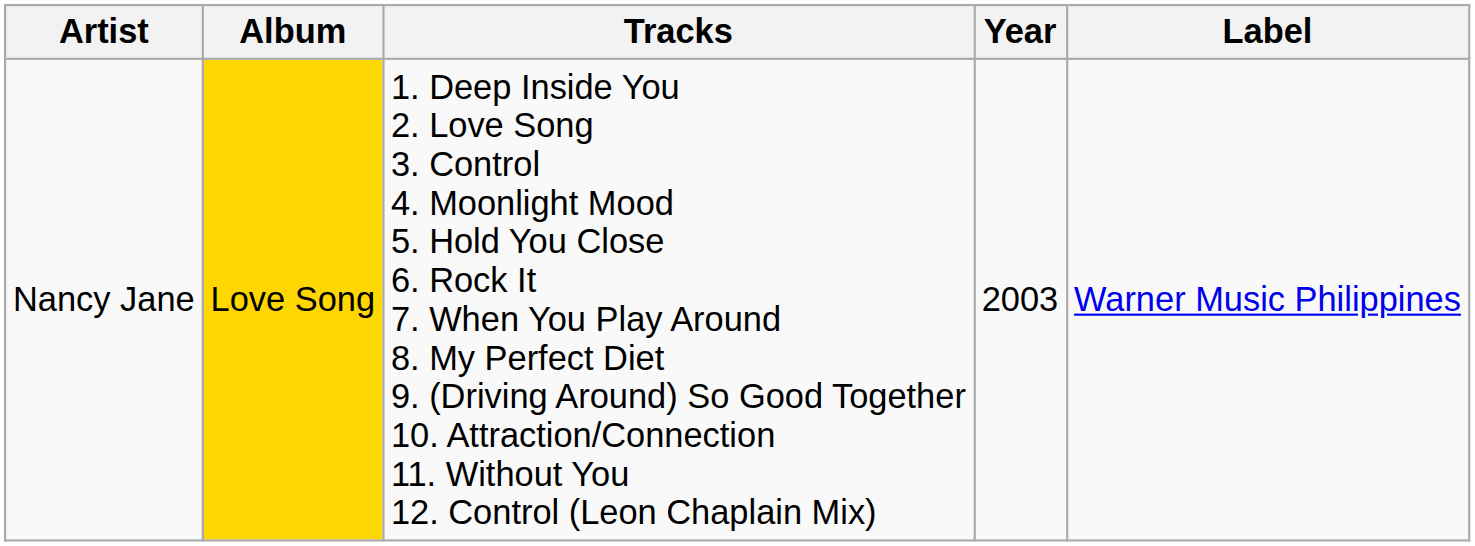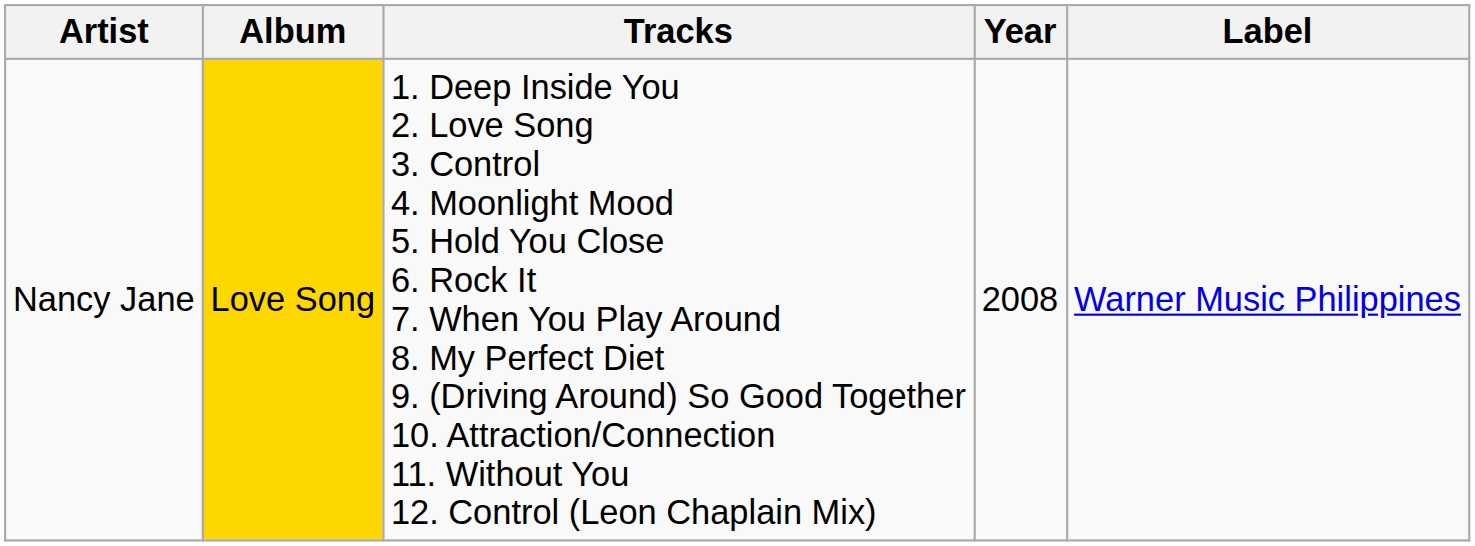(1020, 299) 2003 -> (1020, 299) 2008
